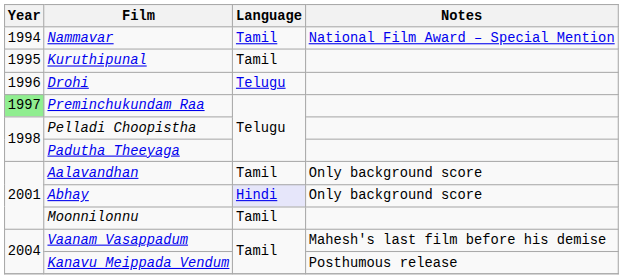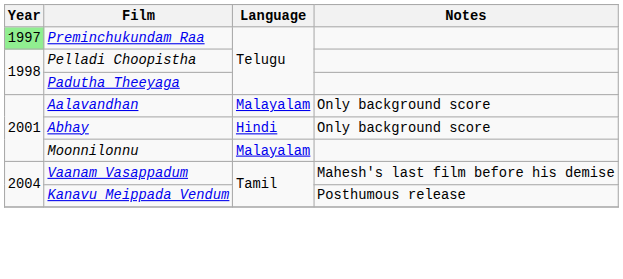- row: (81, 38)
- row: (97, 61)
- row: (68, 83)
(257, 173) Tamil -> (273, 106) Malayalam
(257, 195) lavender background -> (257, 128) no background
(257, 218) Tamil -> (273, 151) Malayalam
